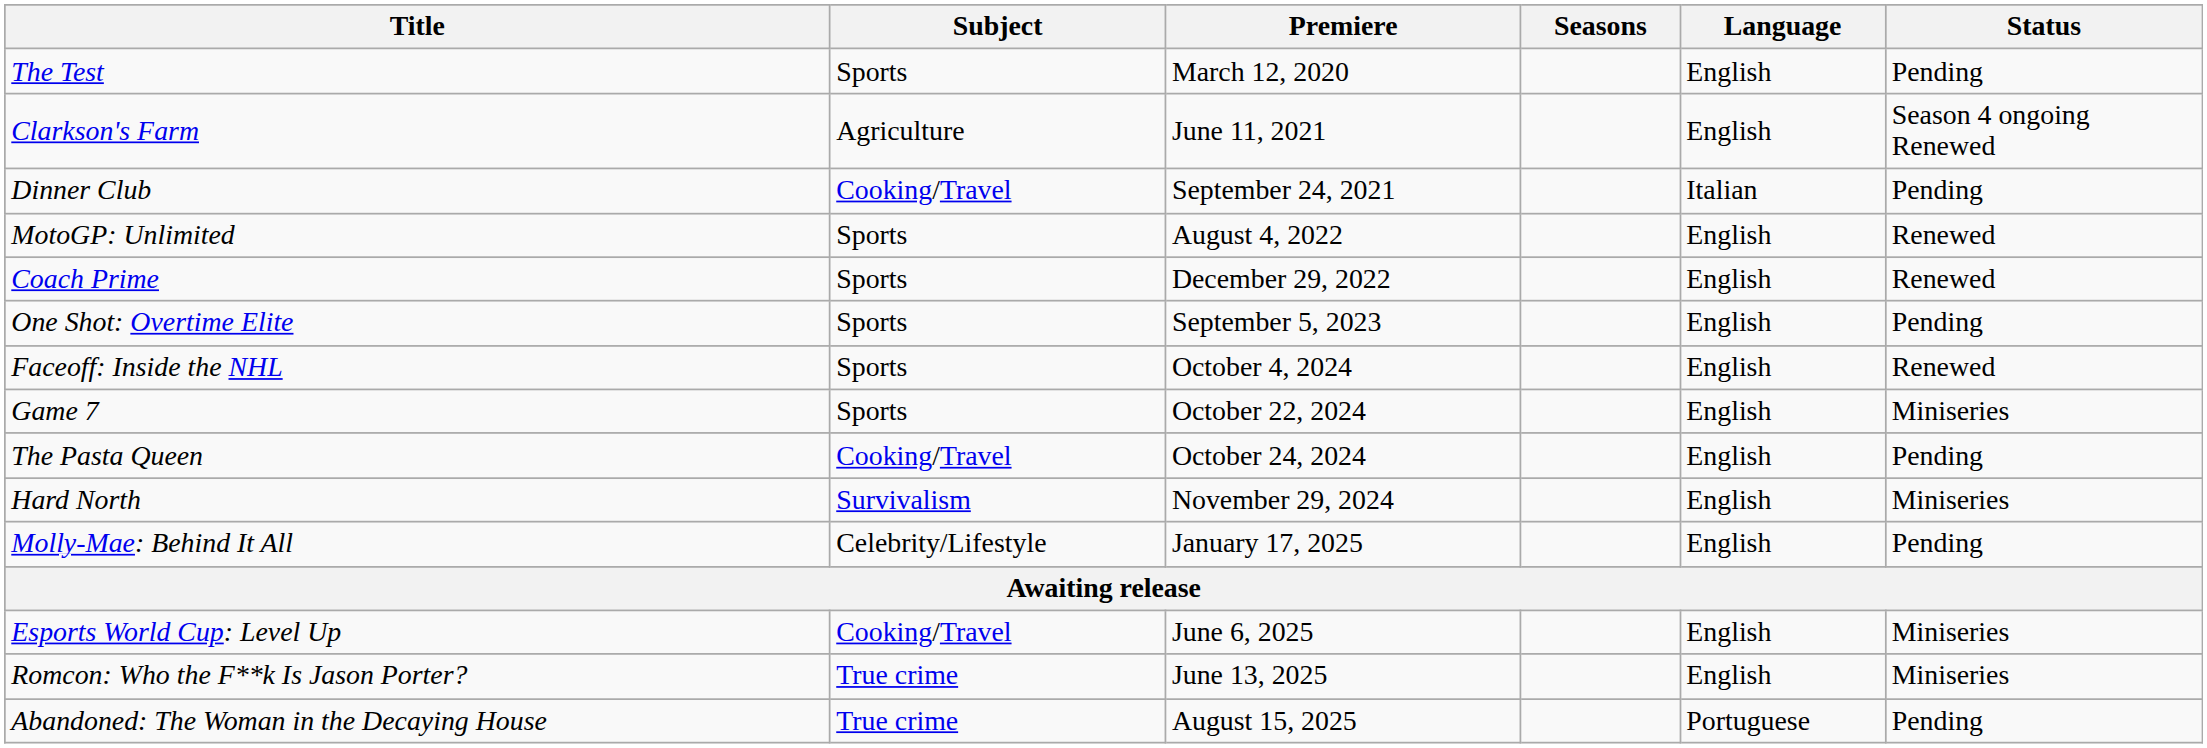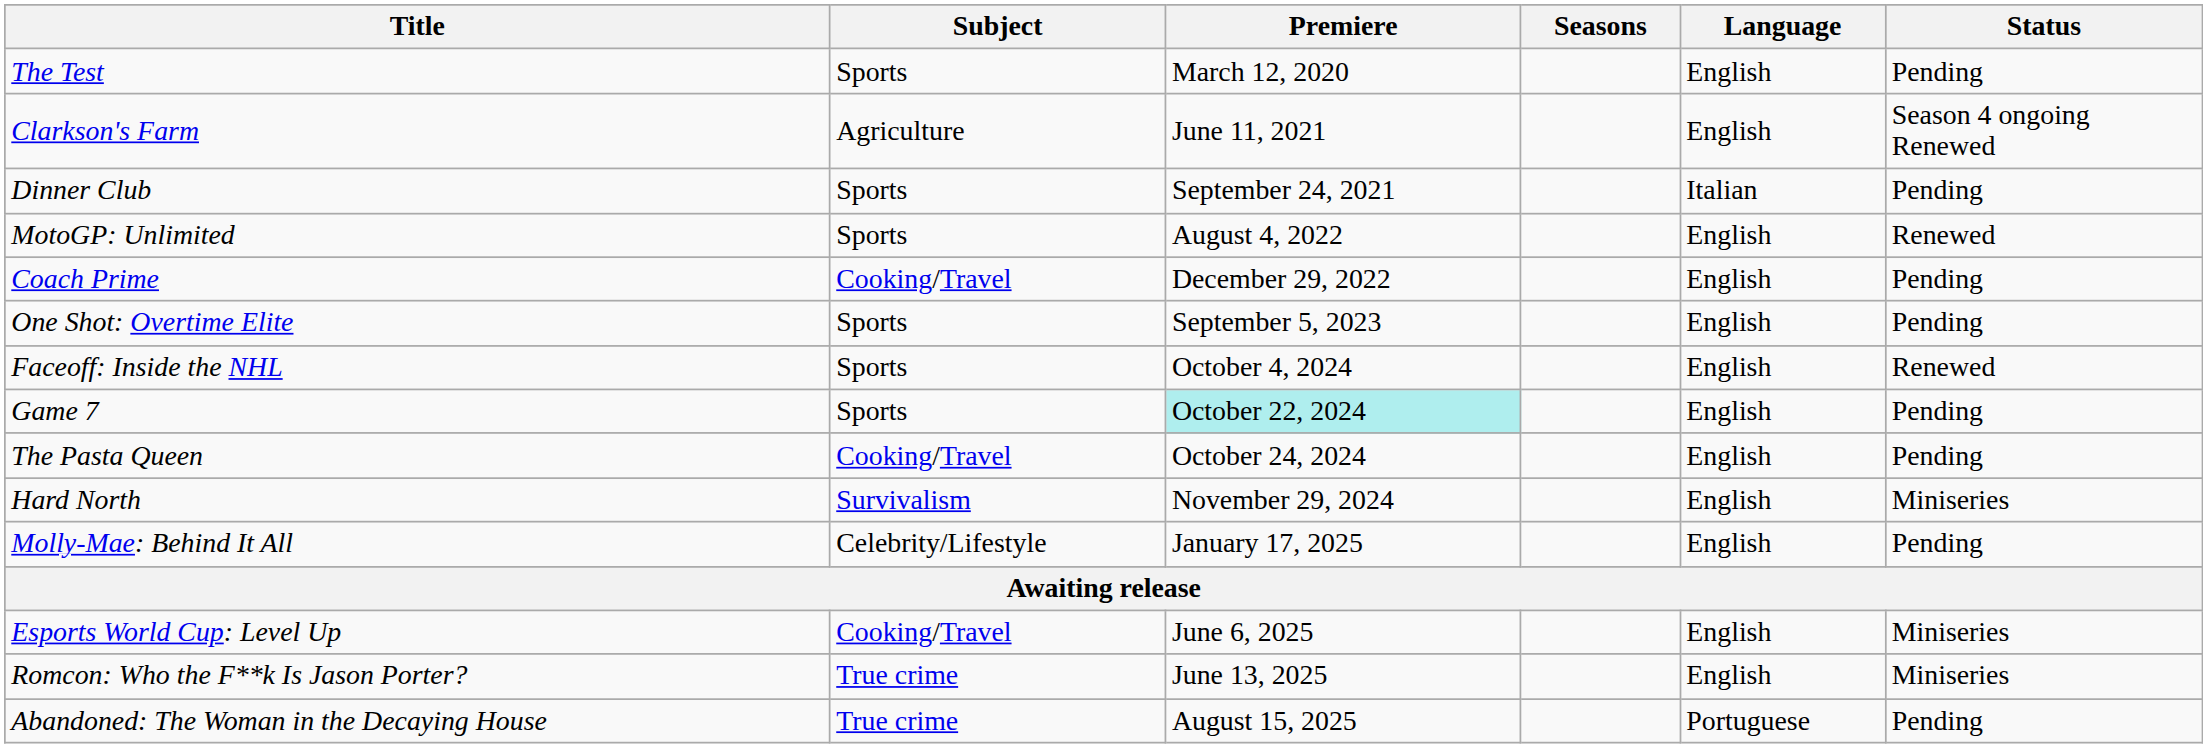(924, 190) Cooking/Travel -> (872, 190) Sports
(872, 278) Sports -> (924, 278) Cooking/Travel
(1944, 278) Renewed -> (1937, 278) Pending
(1269, 411) no background -> (1269, 411) paleturquoise background
(1951, 411) Miniseries -> (1937, 411) Pending
